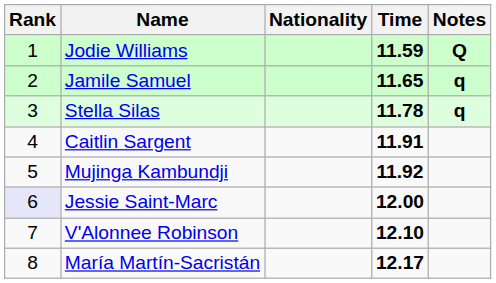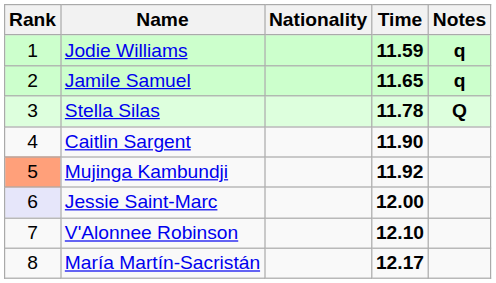(460, 50) Q -> (460, 50) q
(460, 111) q -> (460, 111) Q
(400, 141) 11.91 -> (400, 141) 11.90
(32, 171) no background -> (32, 171) lightsalmon background
